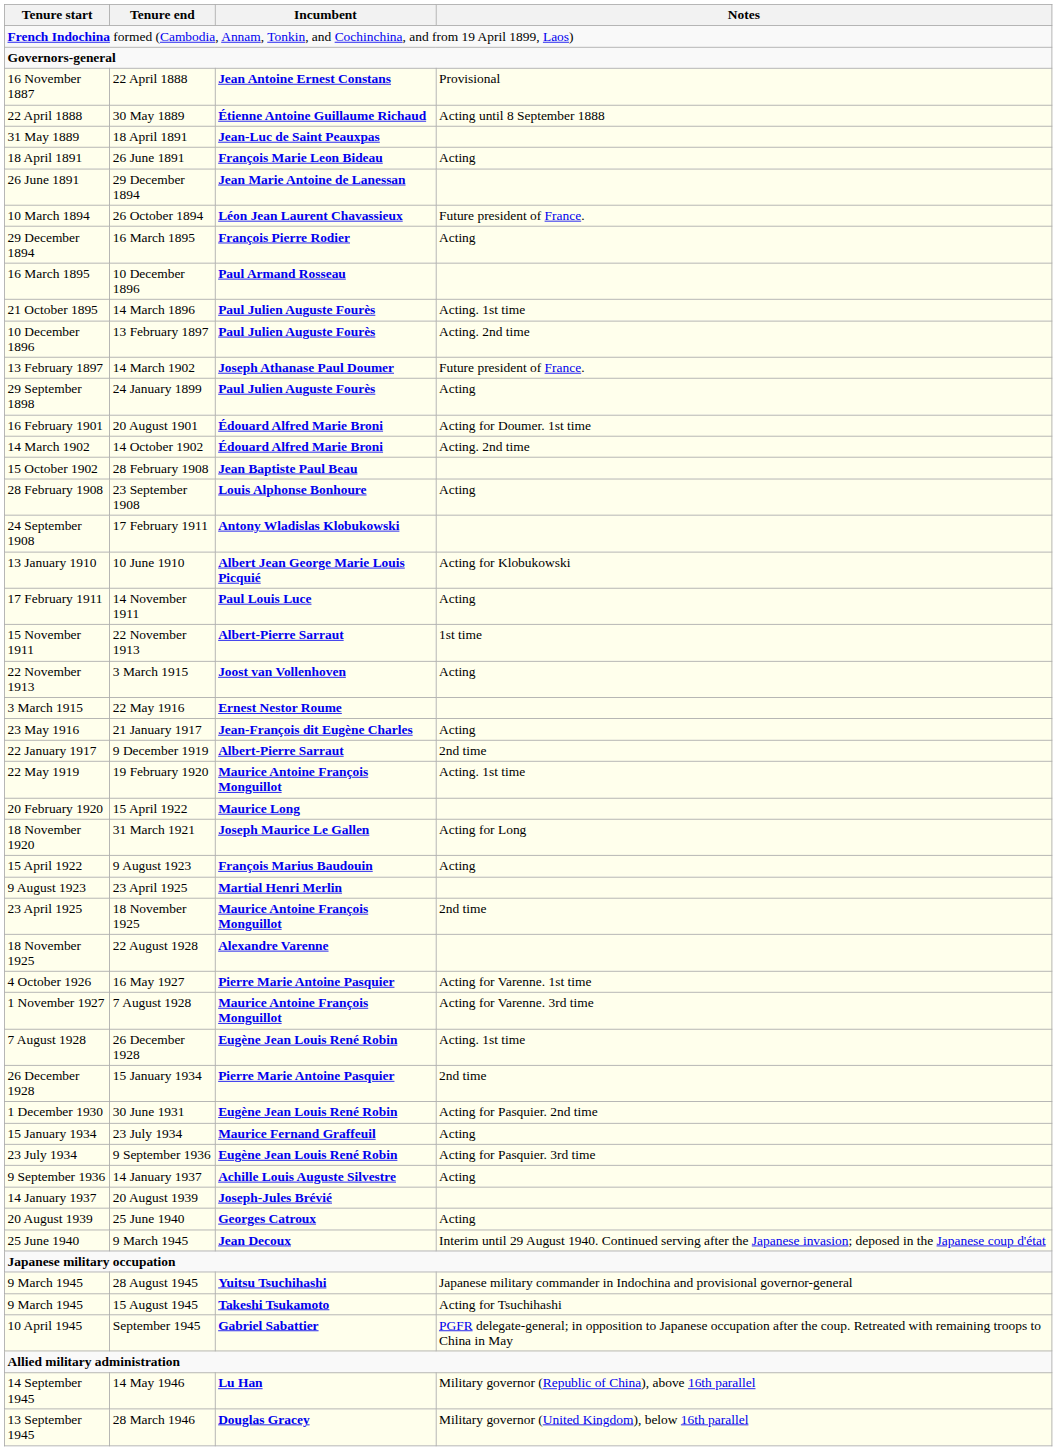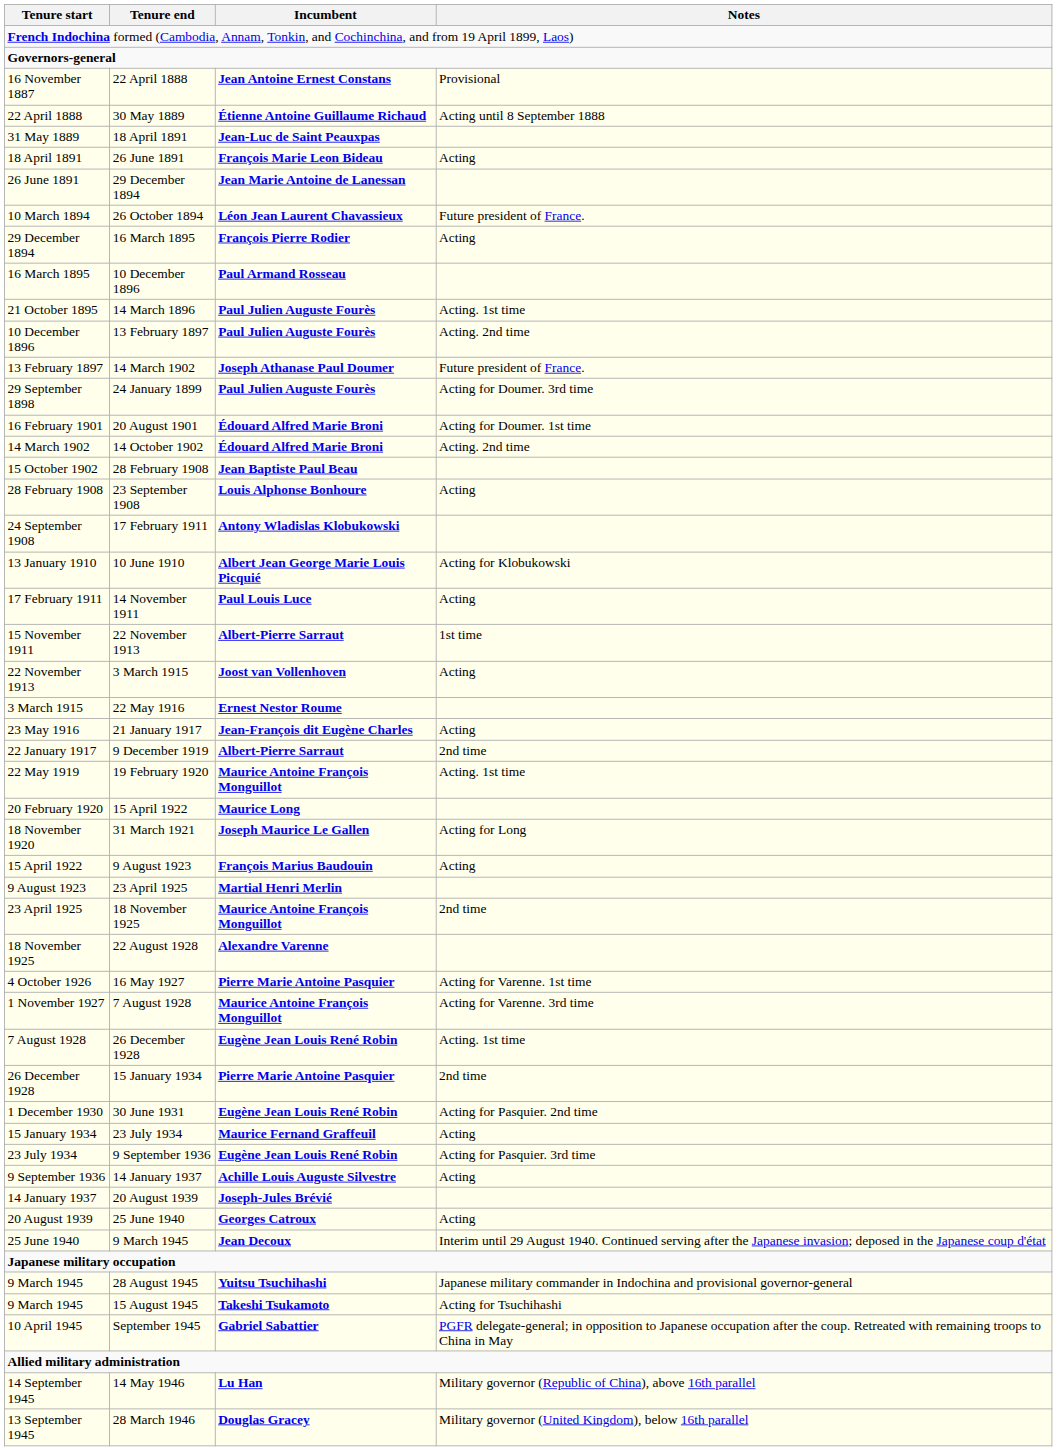(457, 389) Acting -> (516, 389) Acting for Doumer. 3rd time
